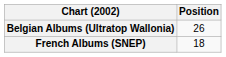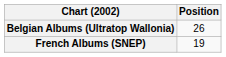(199, 44) 18 -> (199, 44) 19
